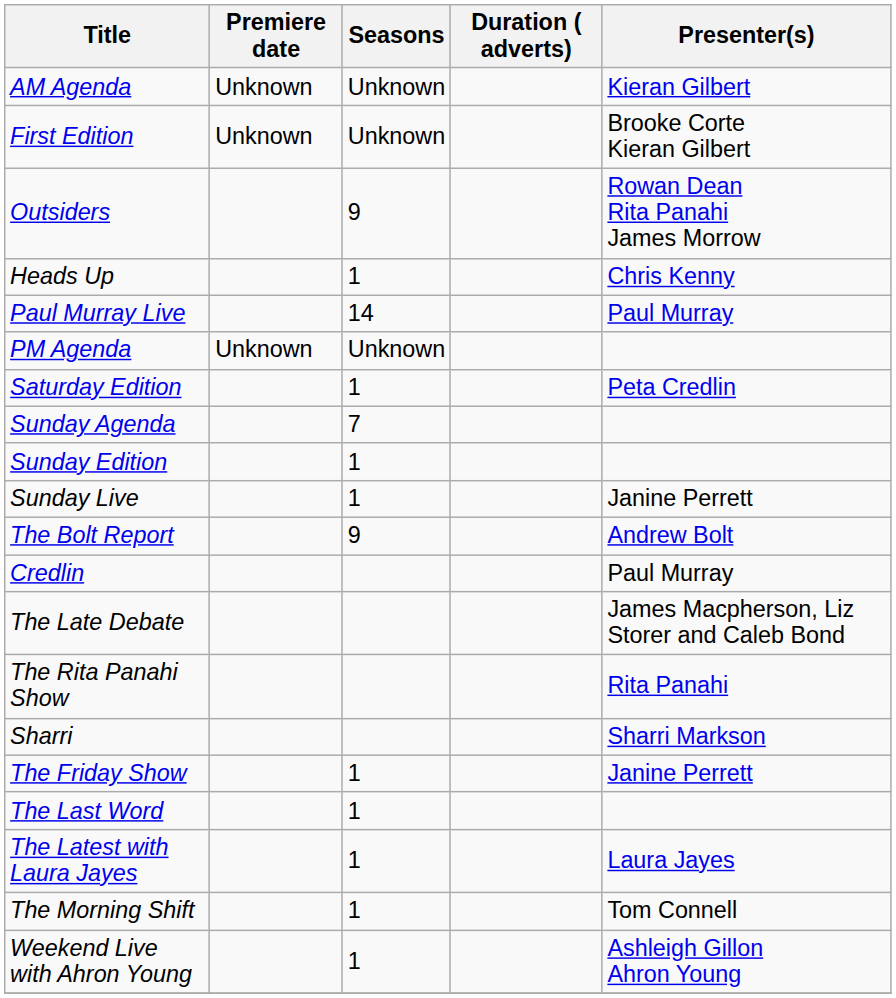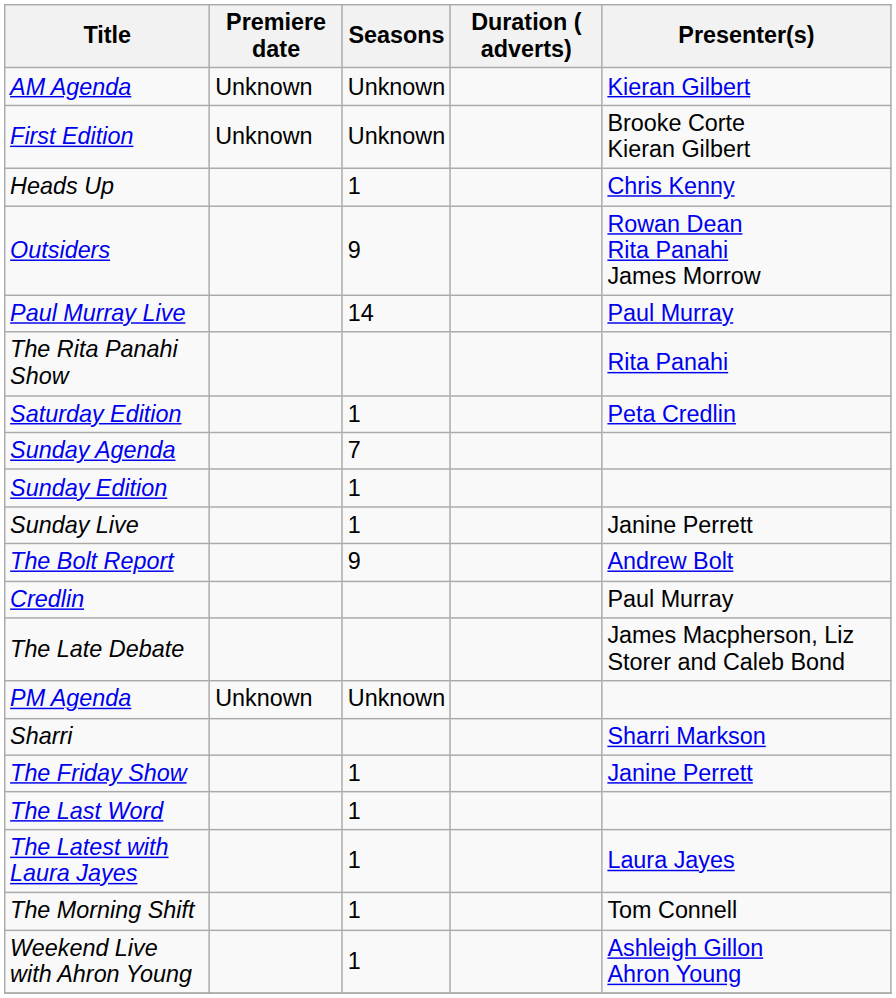rows swapped: (62, 276) <-> (60, 213)
rows swapped: (71, 350) <-> (94, 686)
